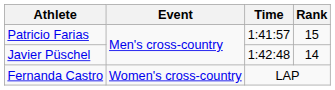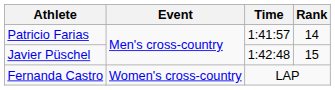(312, 35) 15 -> (312, 35) 14
(312, 55) 14 -> (312, 55) 15
